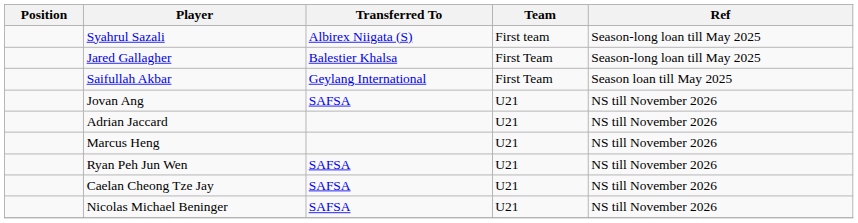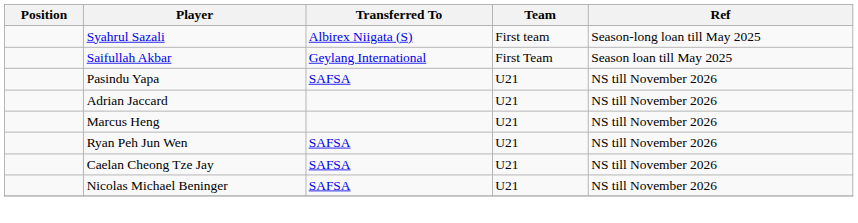- row: (129, 57)
+ row: (123, 79)
- row: (115, 100)
